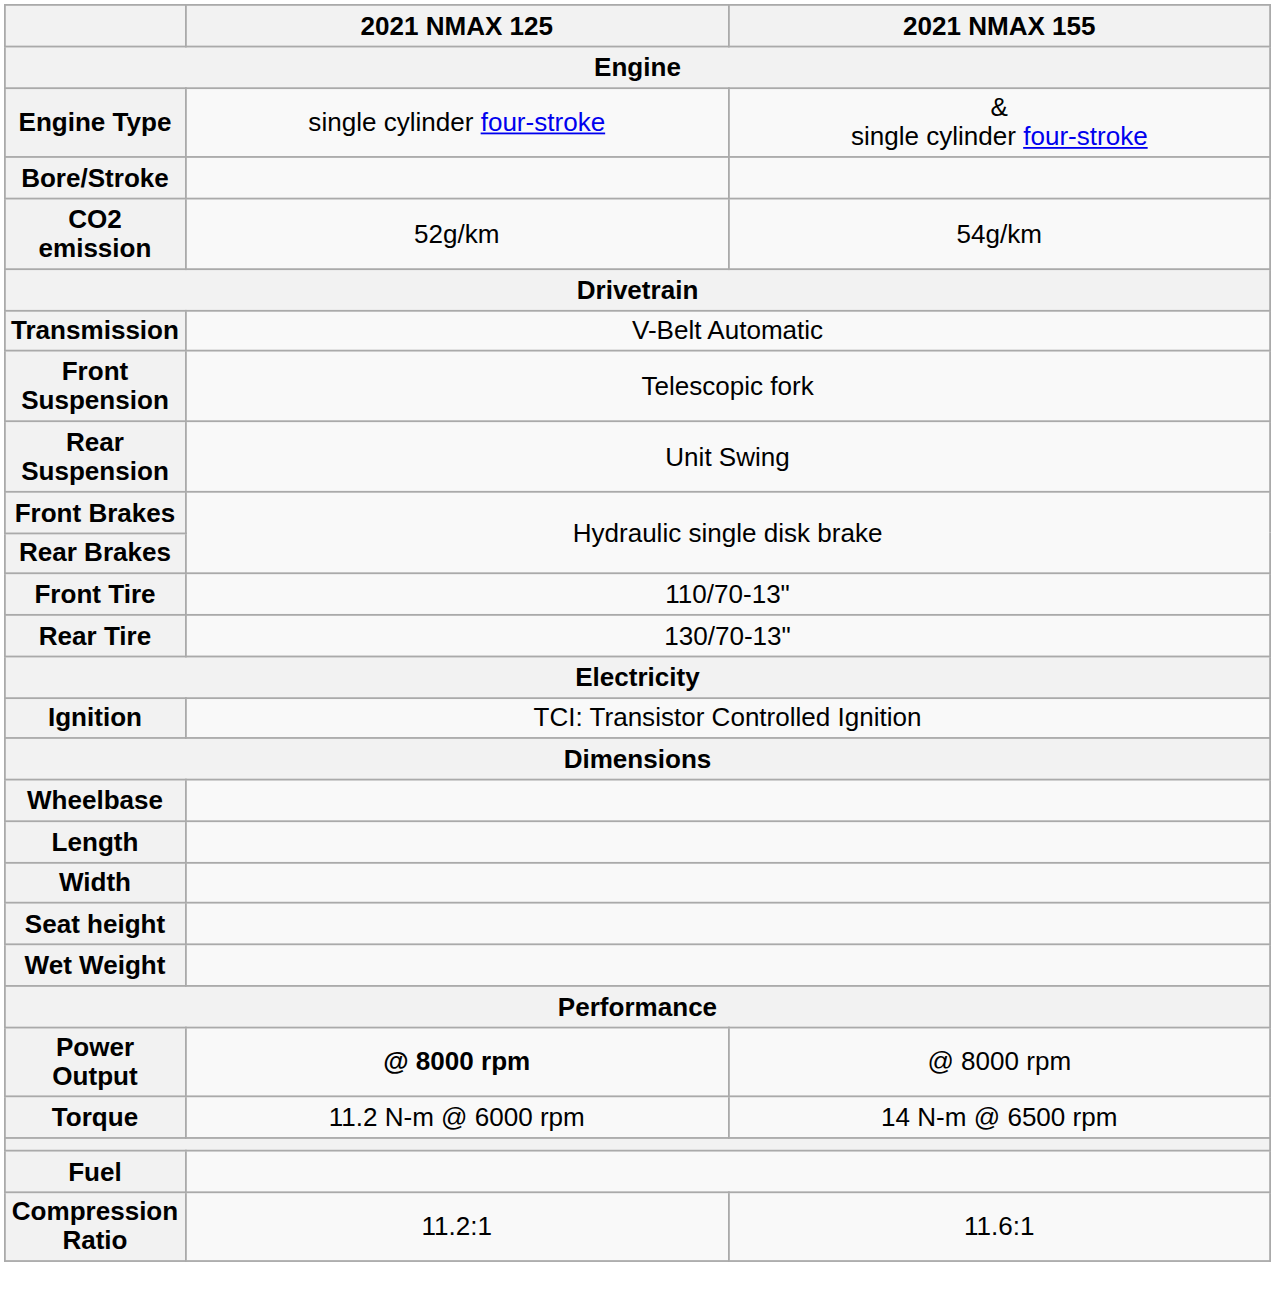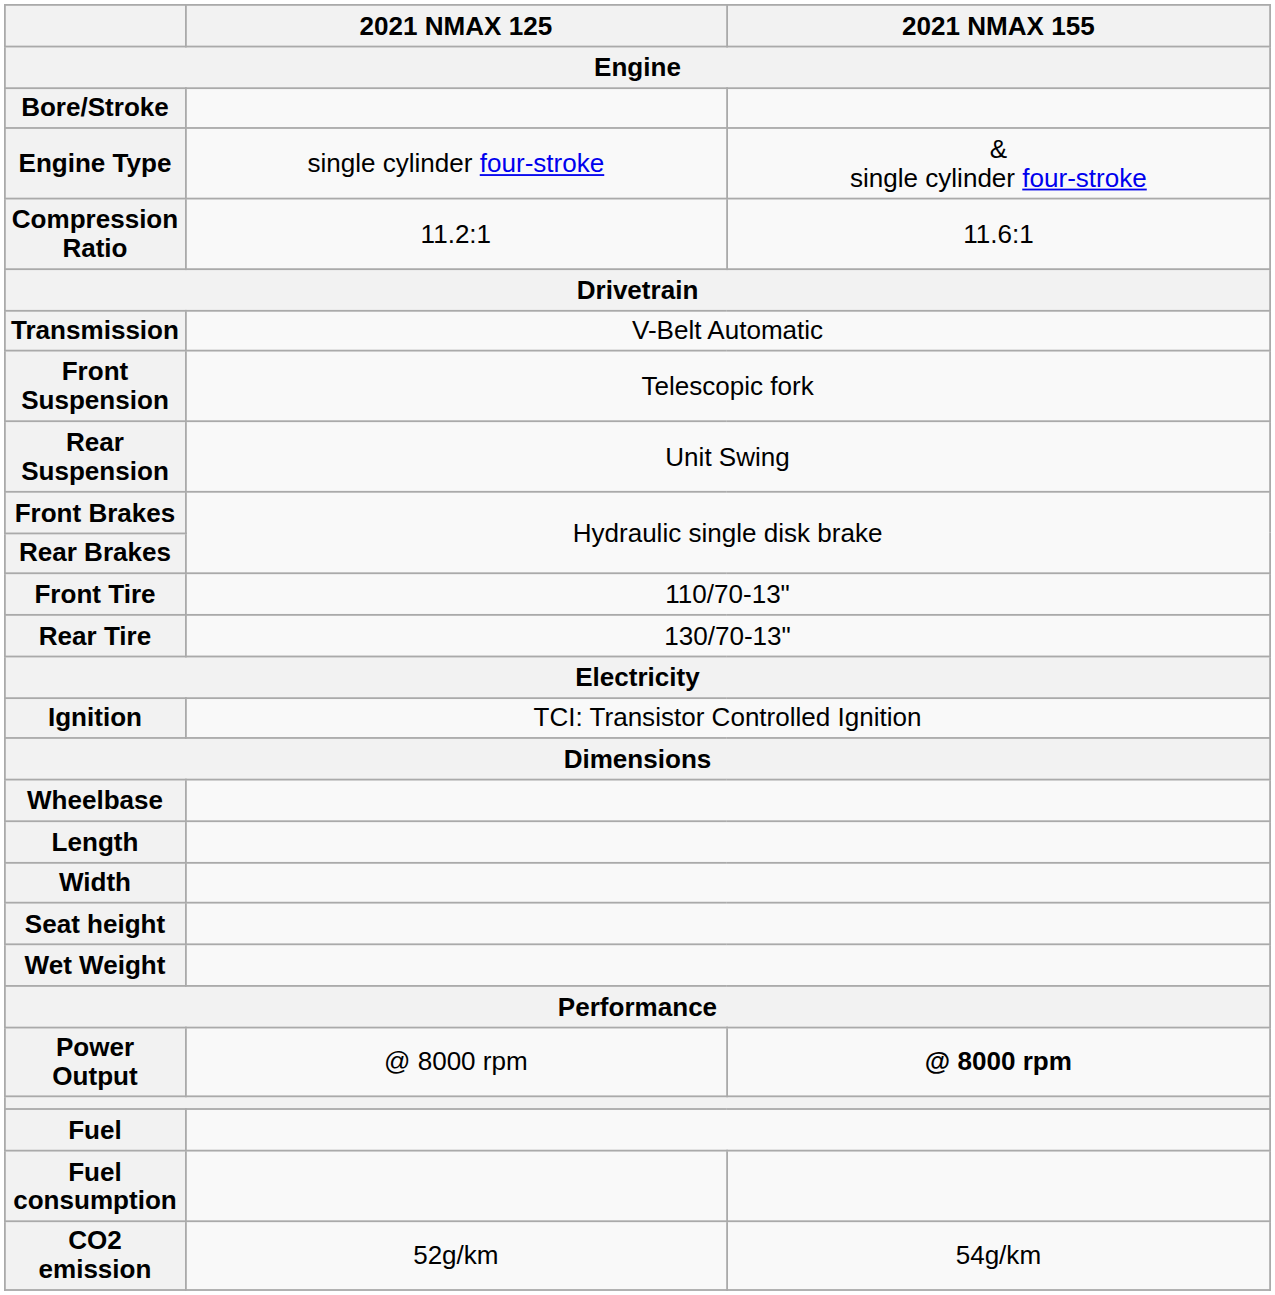rows swapped: (95, 123) <-> (95, 178)
rows swapped: (95, 1227) <-> (95, 234)
(457, 1062) bold -> (456, 1062) normal
(999, 1062) normal -> (998, 1062) bold
- row: (95, 1118)
+ row: (95, 1186)
